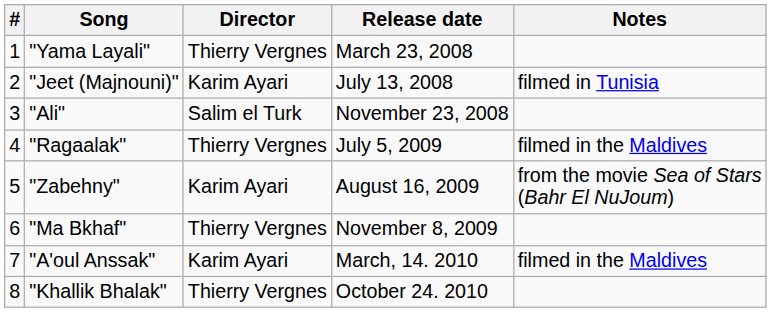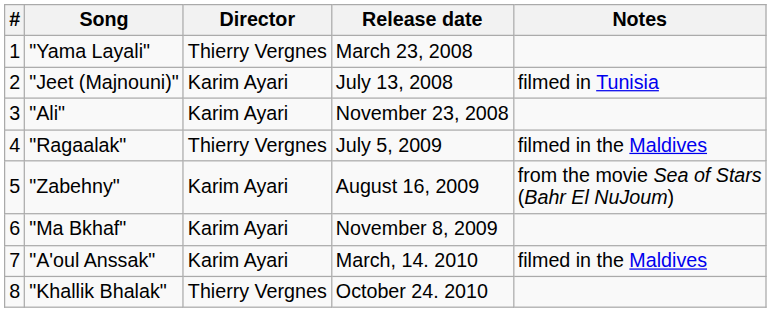(245, 113) Salim el Turk -> (238, 113) Karim Ayari
(257, 229) Thierry Vergnes -> (238, 229) Karim Ayari
